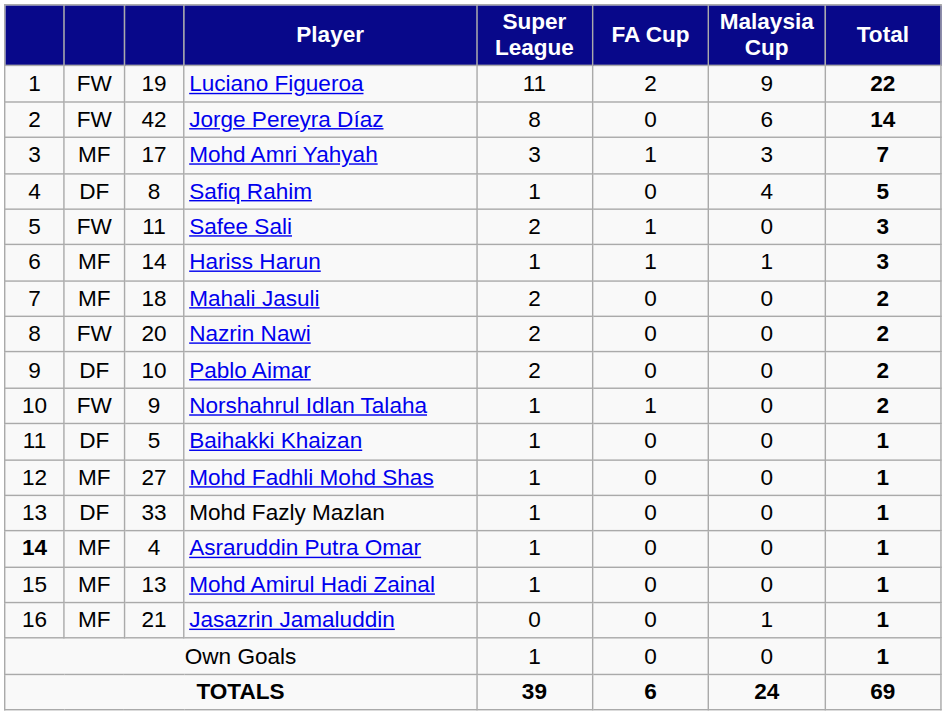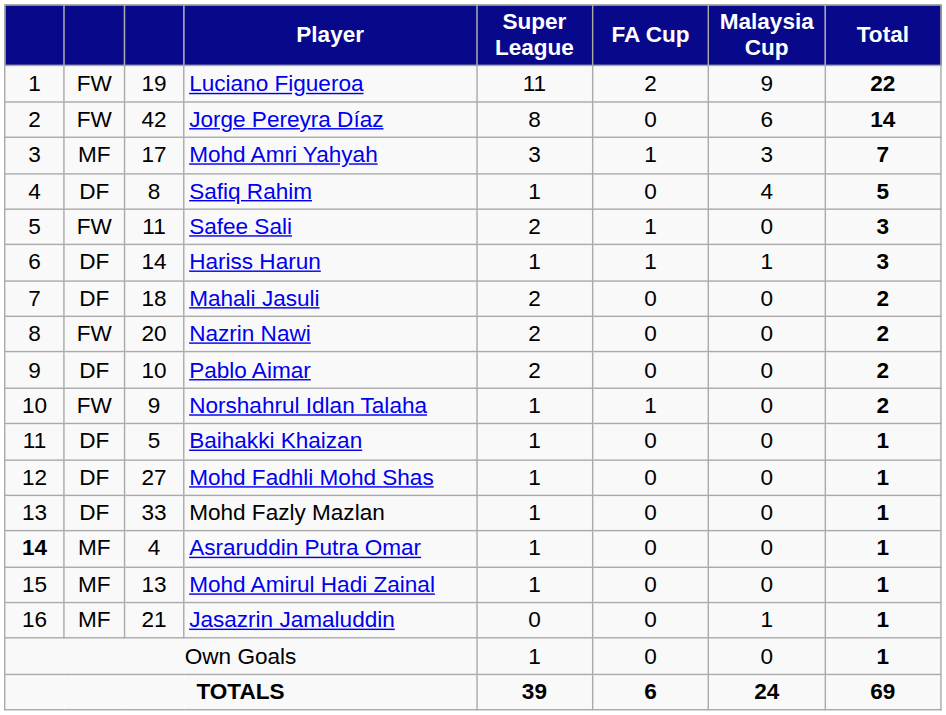(94, 262) MF -> (94, 262) DF
(94, 298) MF -> (94, 298) DF
(94, 477) MF -> (94, 477) DF
